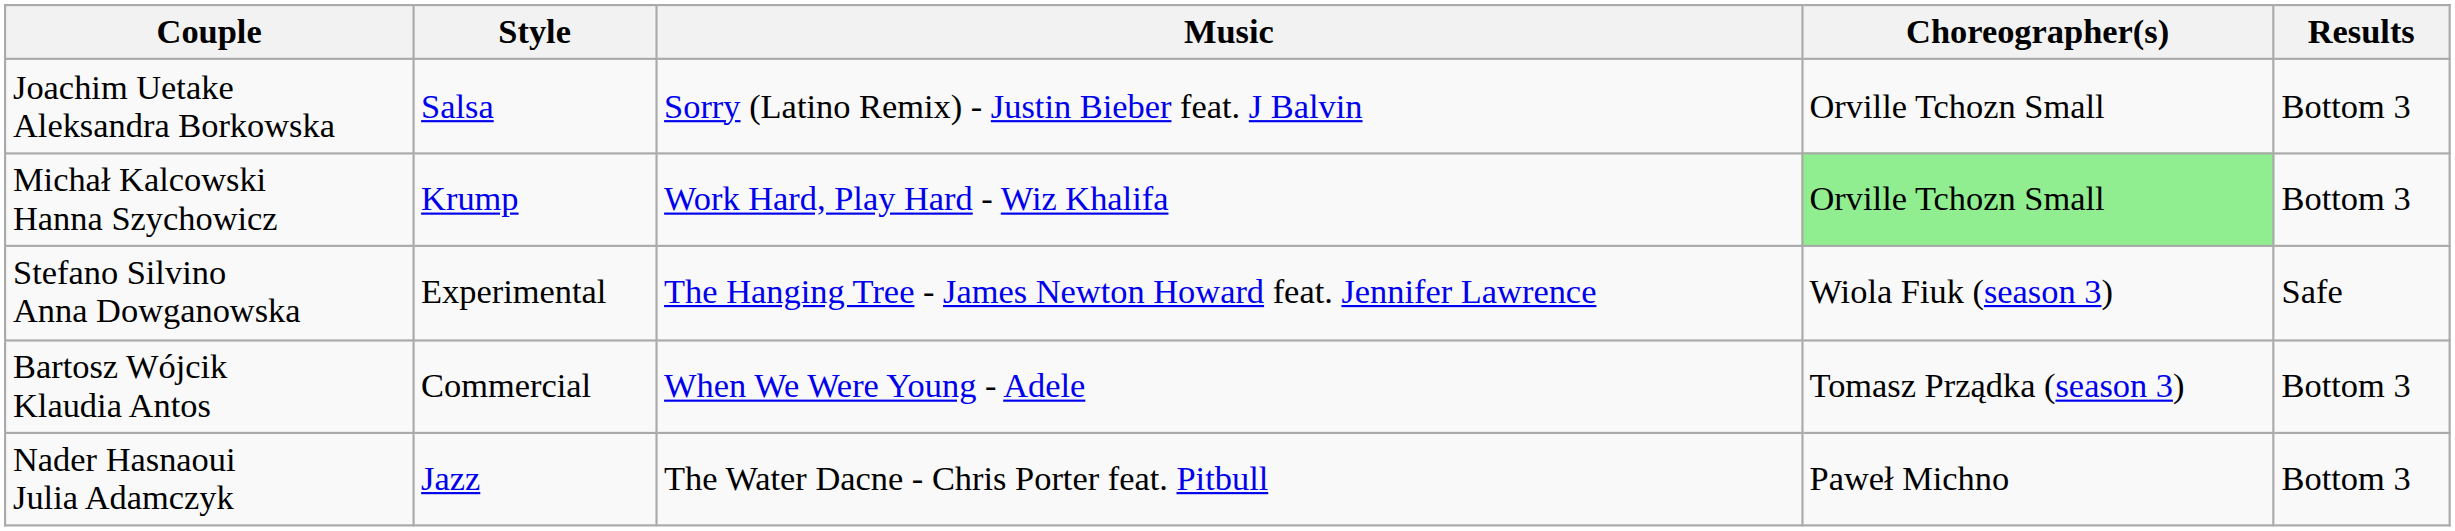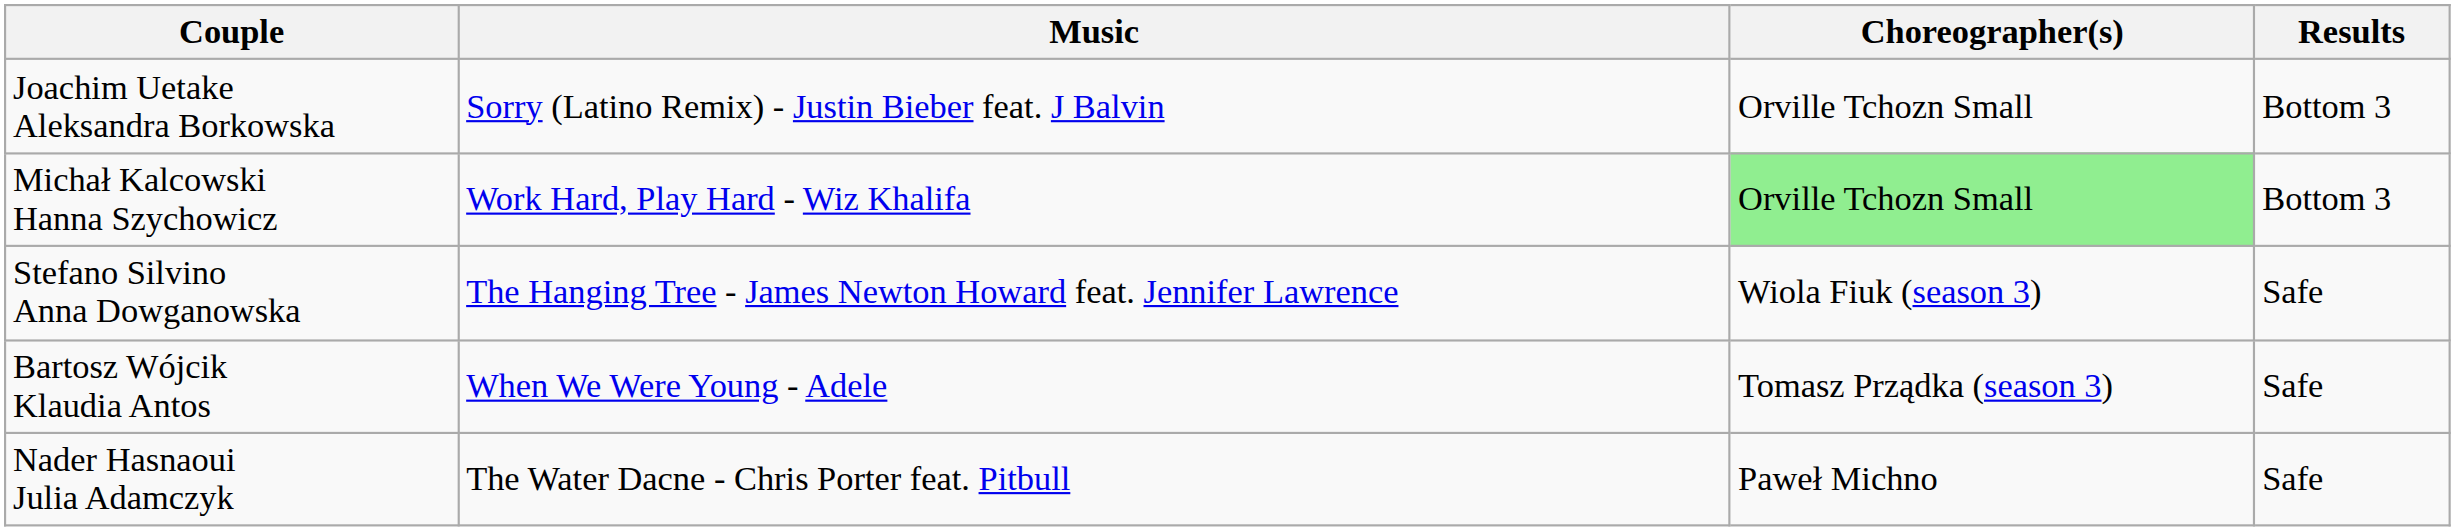- column: (535, 31)
(2346, 385) Bottom 3 -> (2293, 385) Safe
(2346, 478) Bottom 3 -> (2293, 478) Safe
